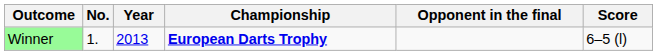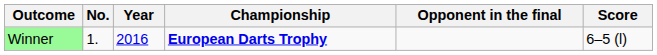(132, 38) 2013 -> (132, 38) 2016
